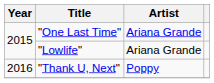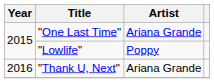(164, 50) Ariana Grande -> (143, 50) Poppy
(143, 68) Poppy -> (164, 68) Ariana Grande
